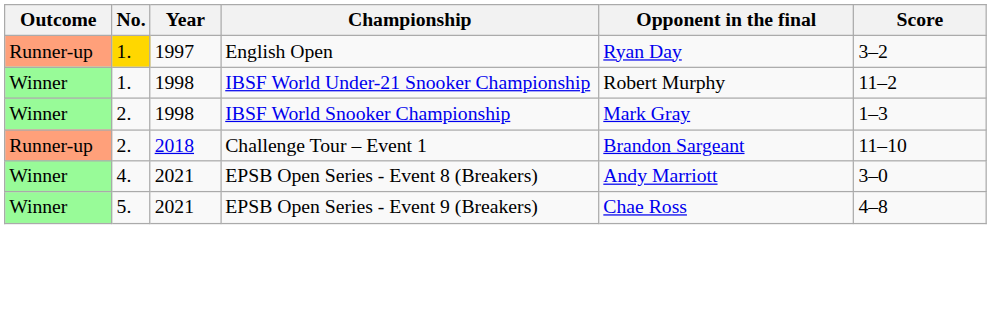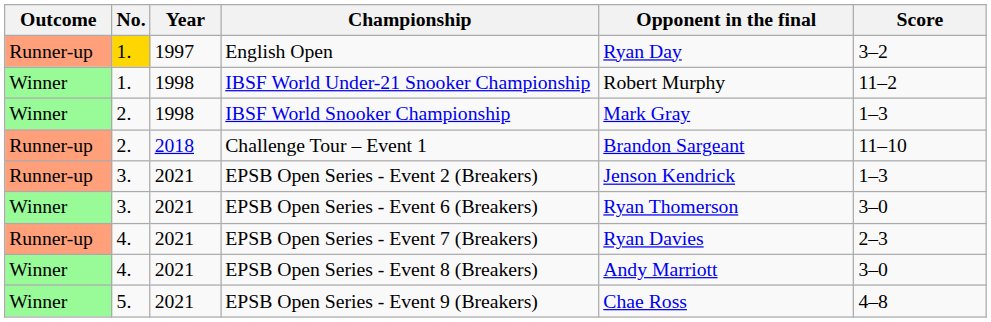+ row: (382, 176)
+ row: (382, 207)
+ row: (382, 238)
